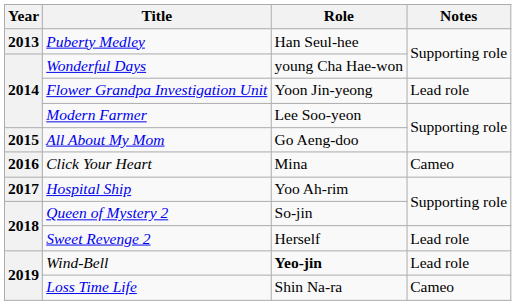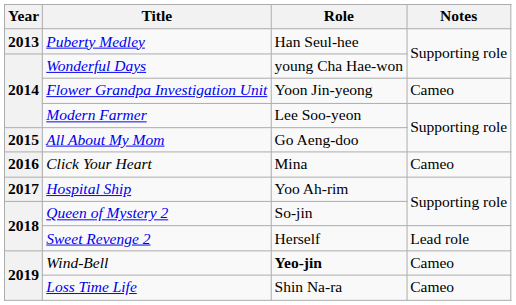(440, 90) Lead role -> (432, 90) Cameo
(440, 262) Lead role -> (432, 262) Cameo
